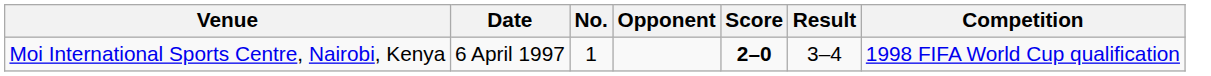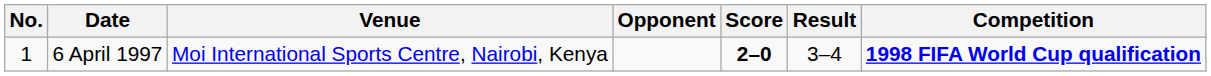columns swapped: (591, 20) <-> (227, 20)
(1023, 53) normal -> (1033, 53) bold
